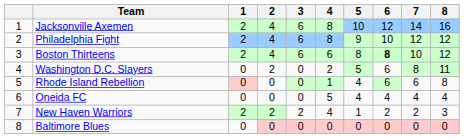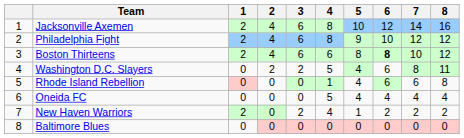(301, 69) 0 -> (301, 69) 2
(330, 69) 2 -> (330, 69) 5
(358, 69) 5 -> (358, 69) 4
(272, 112) 2 -> (272, 112) 0
(445, 112) 3 -> (445, 112) 2
